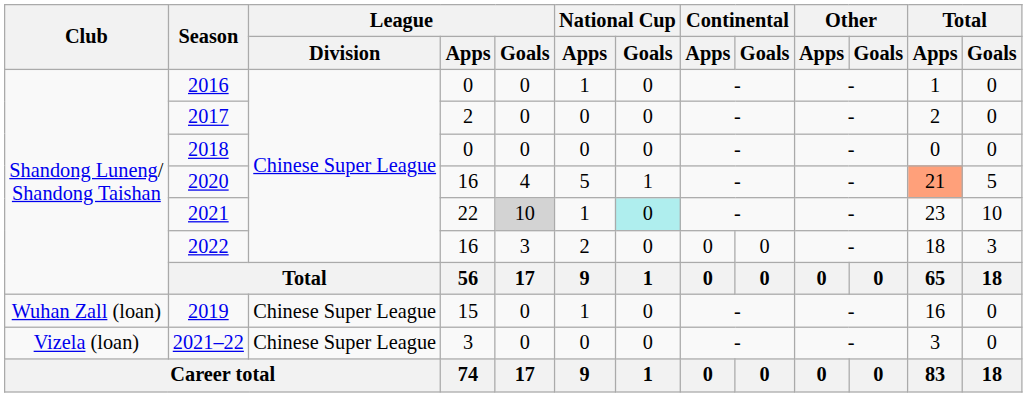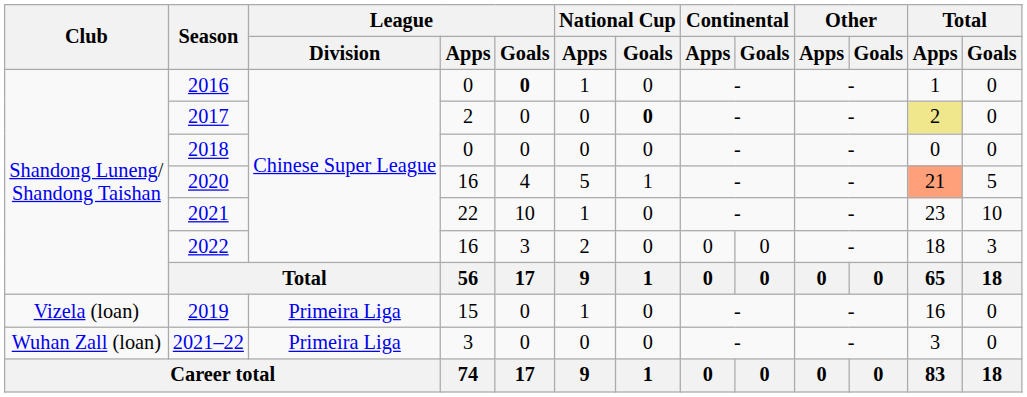(525, 85) normal -> (525, 85) bold
(648, 117) normal -> (648, 117) bold
(935, 117) no background -> (935, 117) khaki background
(525, 213) lightgrey background -> (525, 213) no background
(648, 213) paleturquoise background -> (648, 213) no background
(86, 310) Wuhan Zall (loan) -> (86, 310) Vizela (loan)
(345, 310) Chinese Super League -> (345, 310) Primeira Liga
(86, 342) Vizela (loan) -> (86, 342) Wuhan Zall (loan)
(345, 342) Chinese Super League -> (345, 342) Primeira Liga
